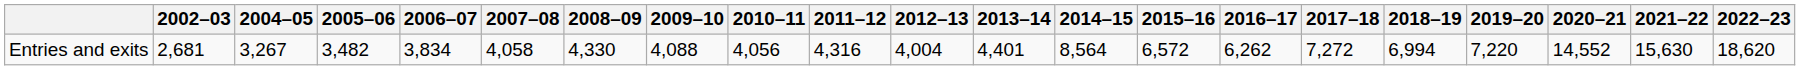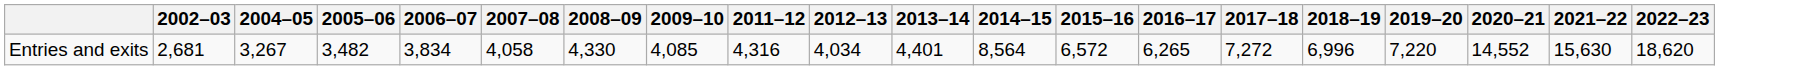- column: (769, 19)
(674, 49) 4,088 -> (674, 49) 4,085
(919, 49) 4,004 -> (837, 49) 4,034
(1248, 49) 6,262 -> (1166, 49) 6,265
(1412, 49) 6,994 -> (1331, 49) 6,996
